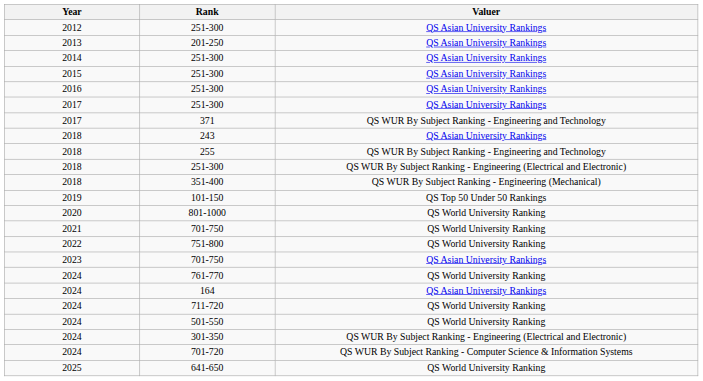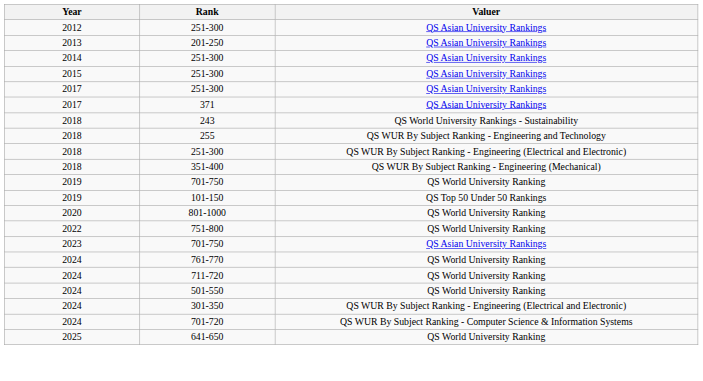- row: (72, 89)
(486, 120) QS WUR By Subject Ranking - Engineering and Technology -> (486, 105) QS Asian University Rankings
(486, 136) QS Asian University Rankings -> (486, 120) QS World University Rankings - Sustainability
+ row: (72, 182)
- row: (72, 228)
- row: (72, 290)
